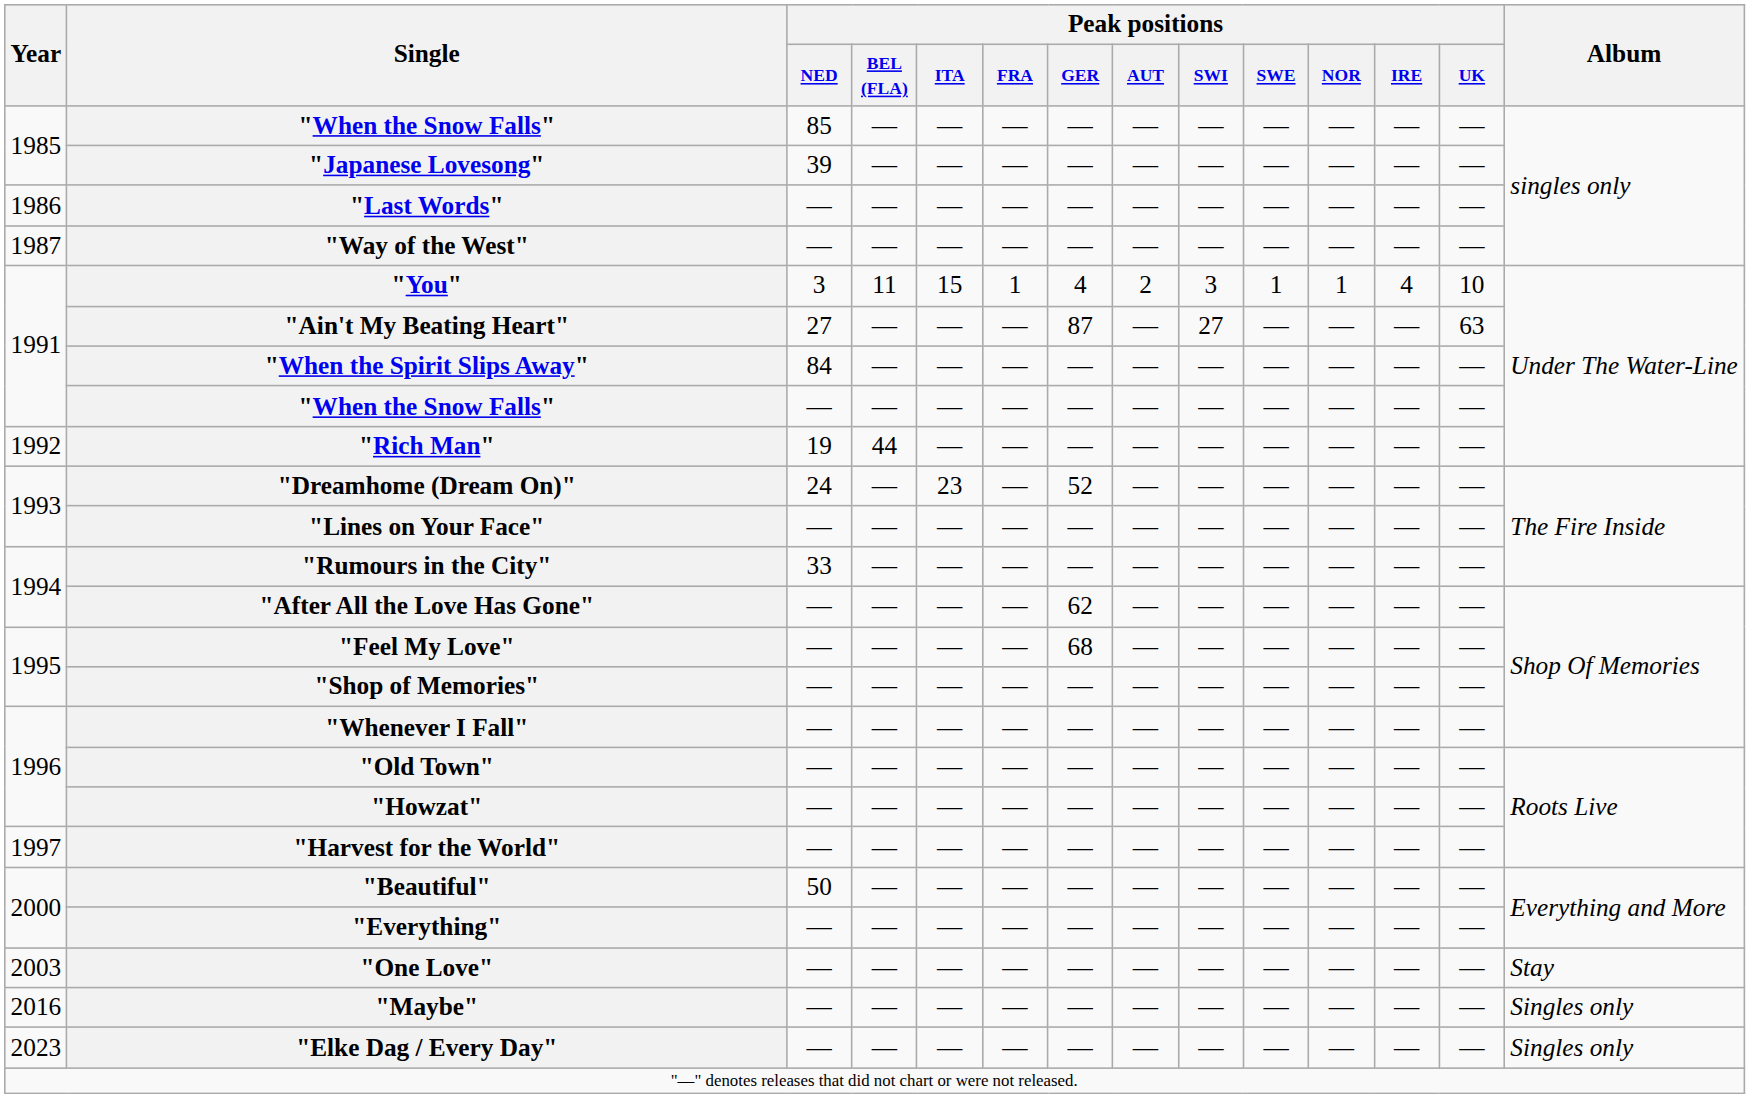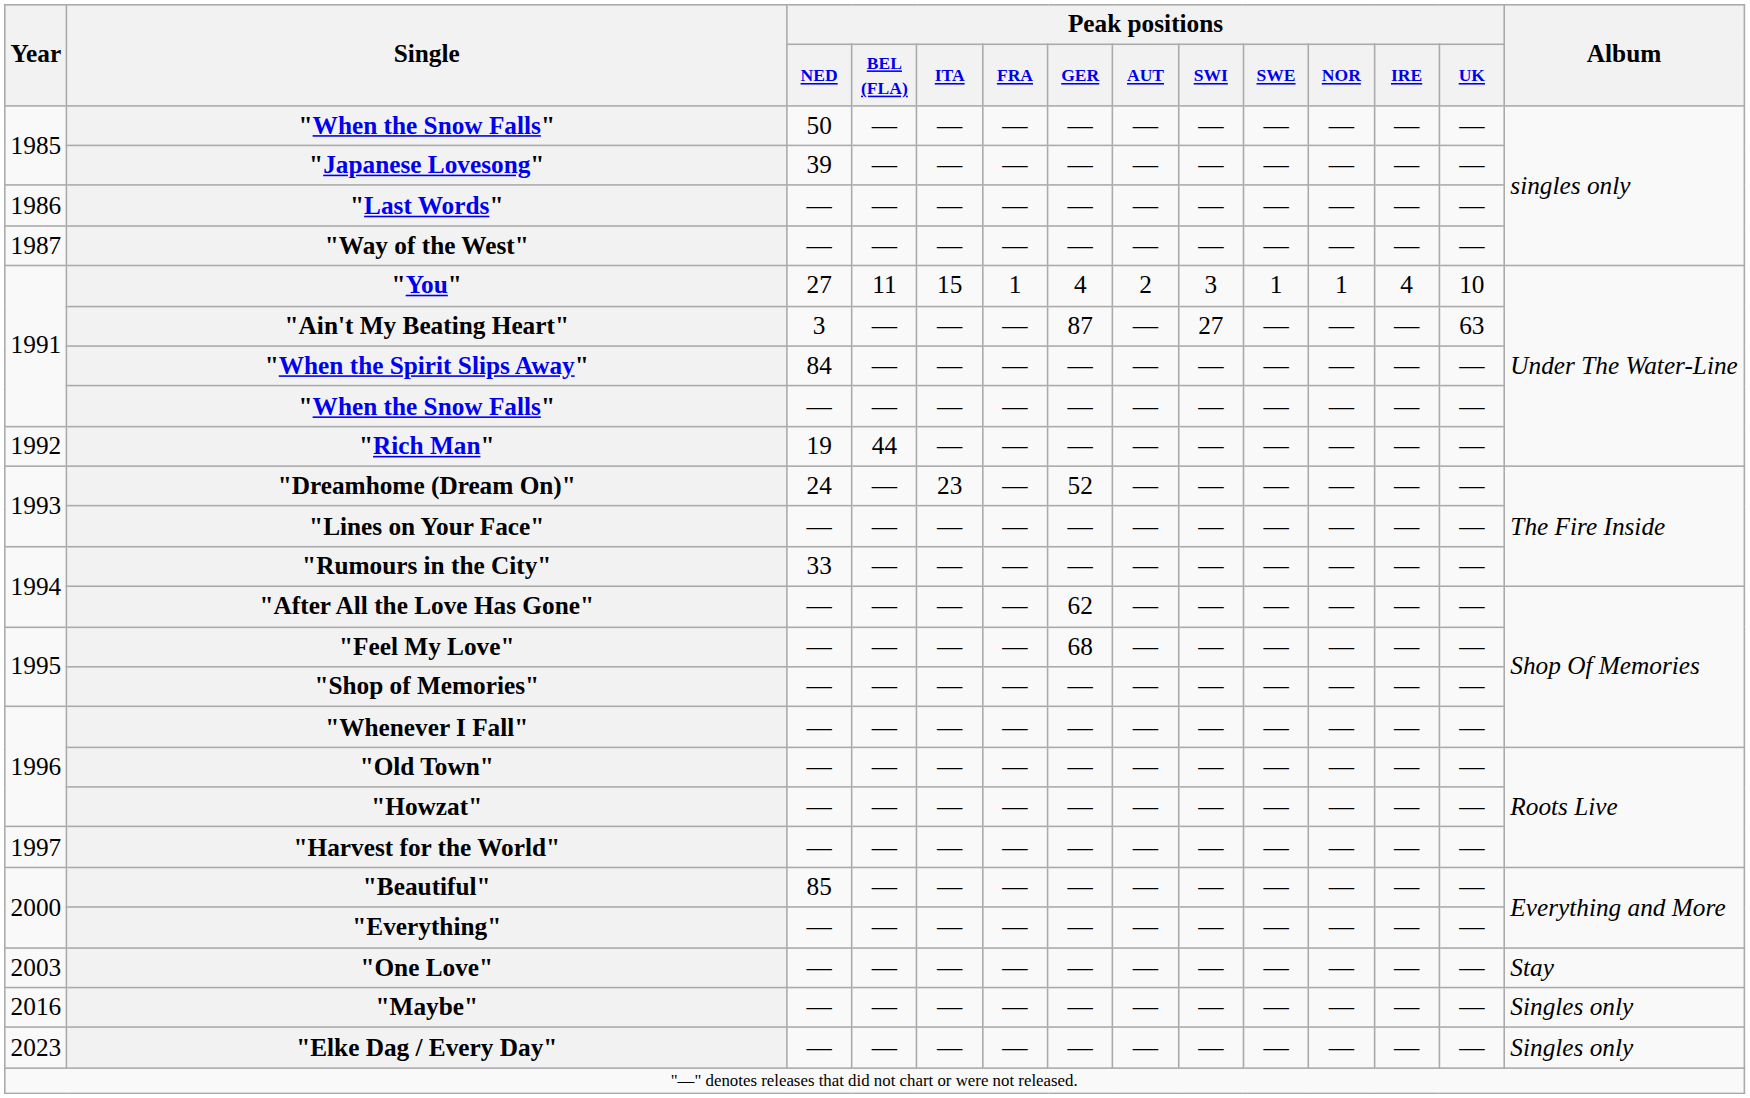(819, 125) 85 -> (819, 125) 50
(819, 285) 3 -> (819, 285) 27
(819, 325) 27 -> (819, 325) 3
(819, 886) 50 -> (819, 886) 85
